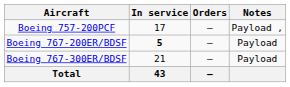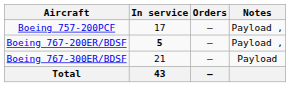(257, 43) Payload -> (257, 43) Payload ,
